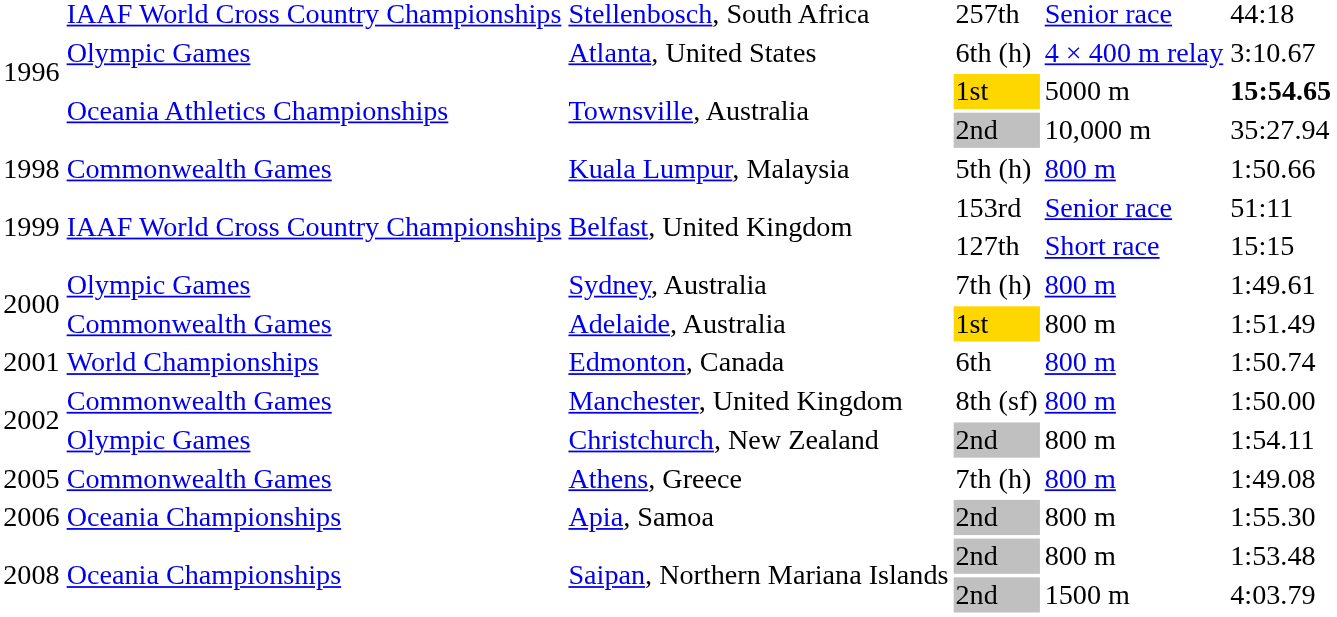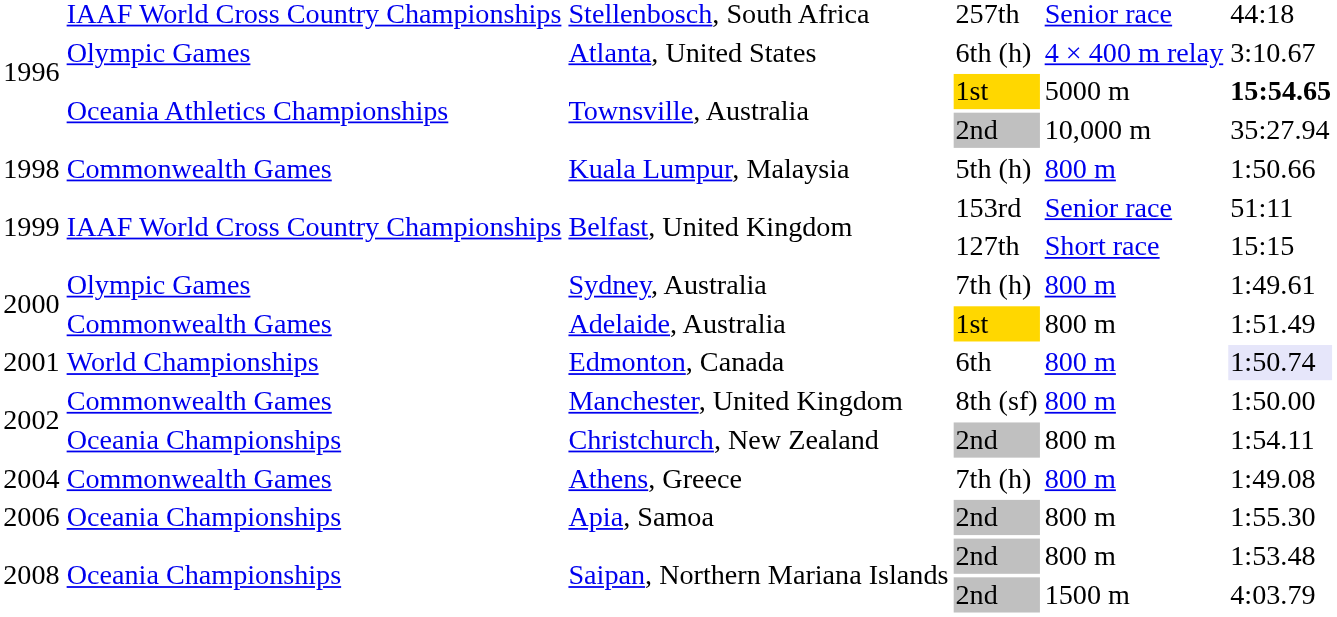(1273, 362) no background -> (1273, 362) lavender background
(159, 439) Olympic Games -> (204, 439) Oceania Championships
(31, 478) 2005 -> (31, 478) 2004
